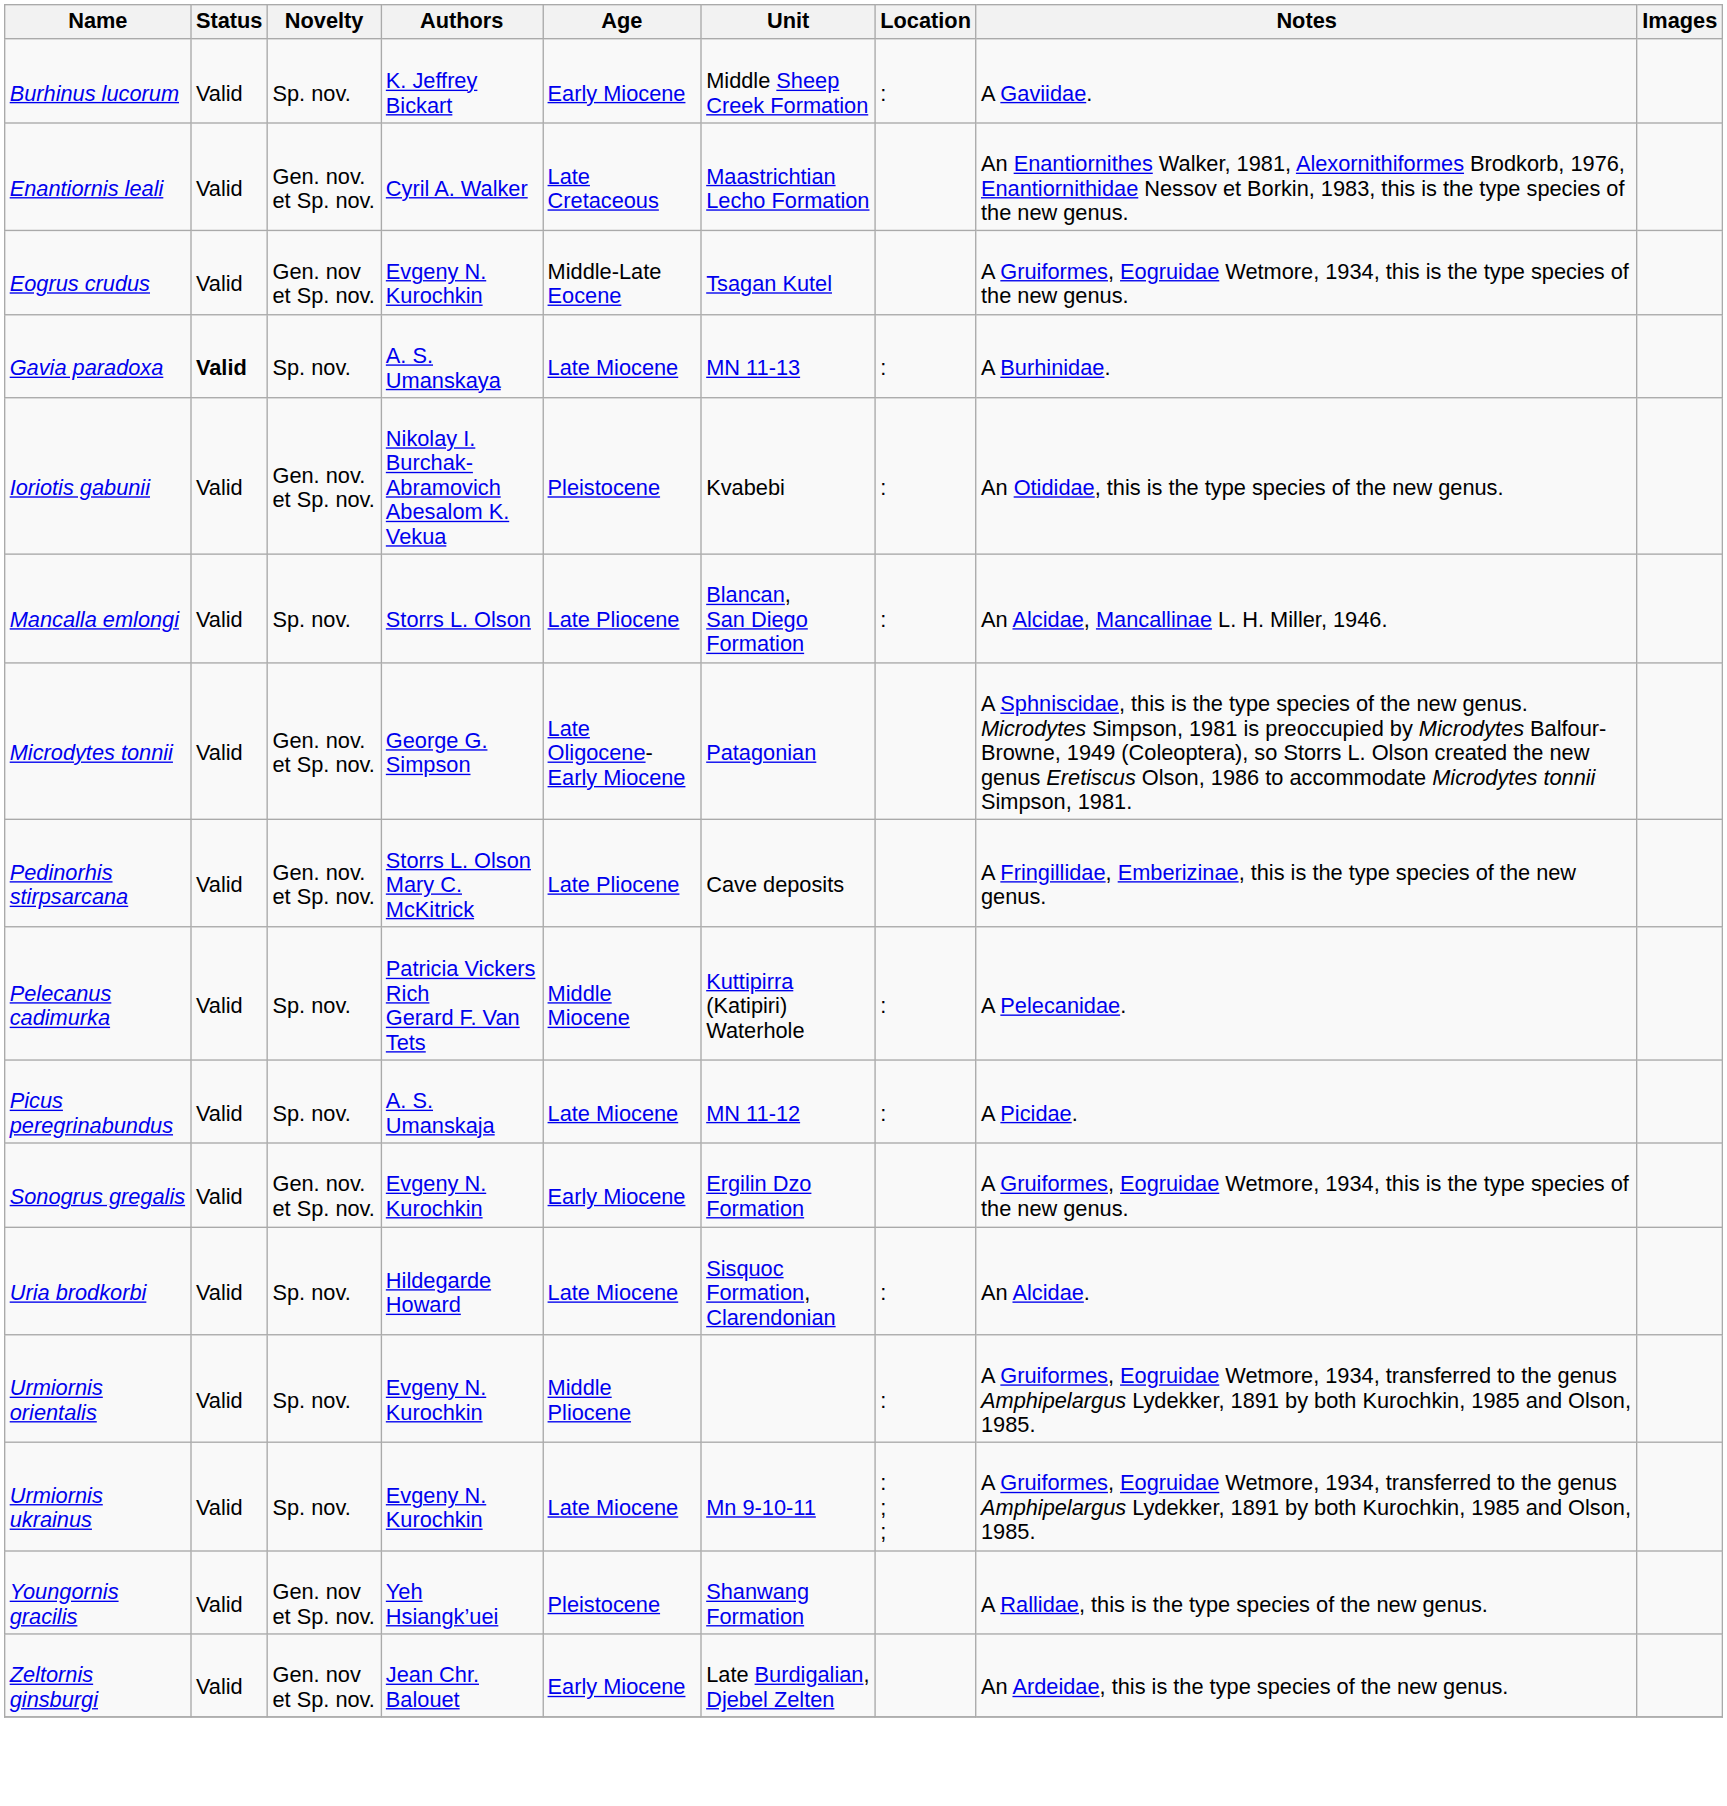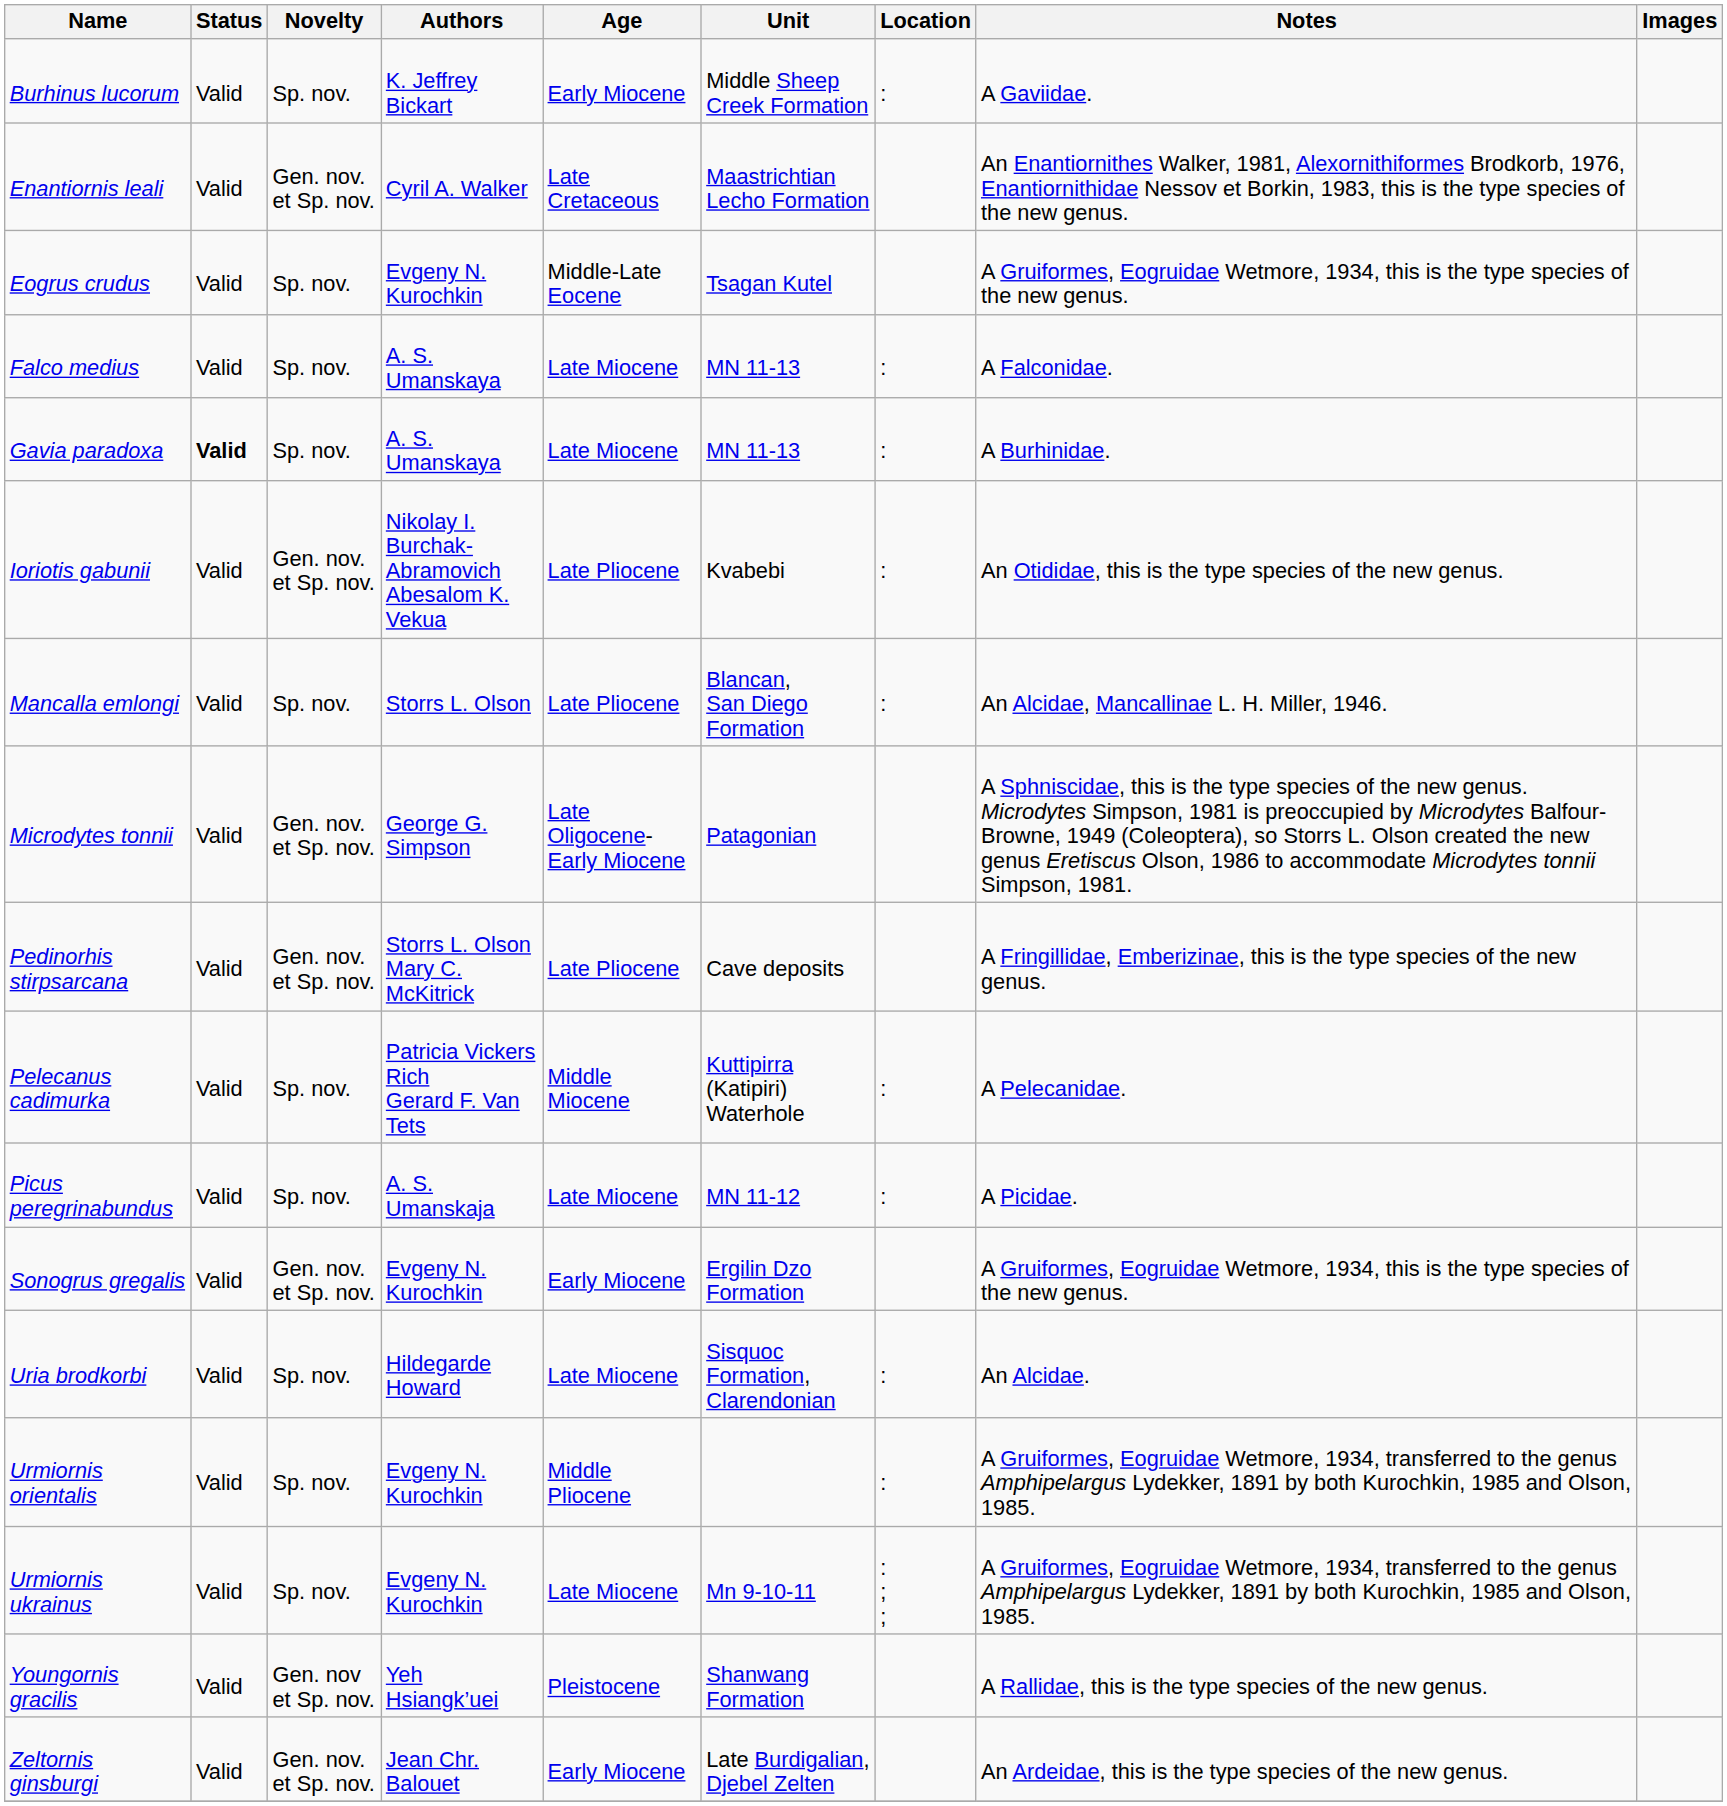(324, 284) Gen. nov et Sp. nov. -> (312, 284) Sp. nov.
+ row: (74, 367)
(604, 488) Pleistocene -> (614, 571) Late Pliocene
(324, 1687) Gen. nov et Sp. nov. -> (324, 1771) Gen. nov. et Sp. nov.
